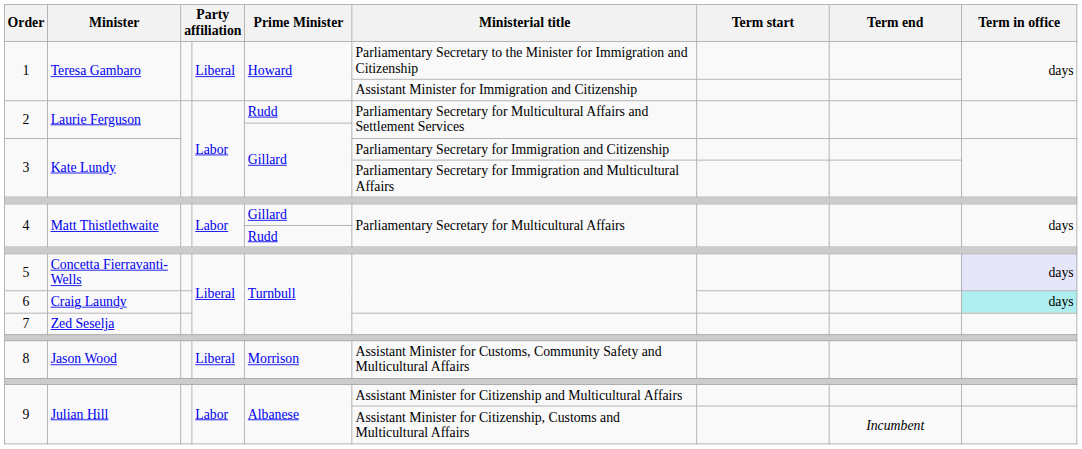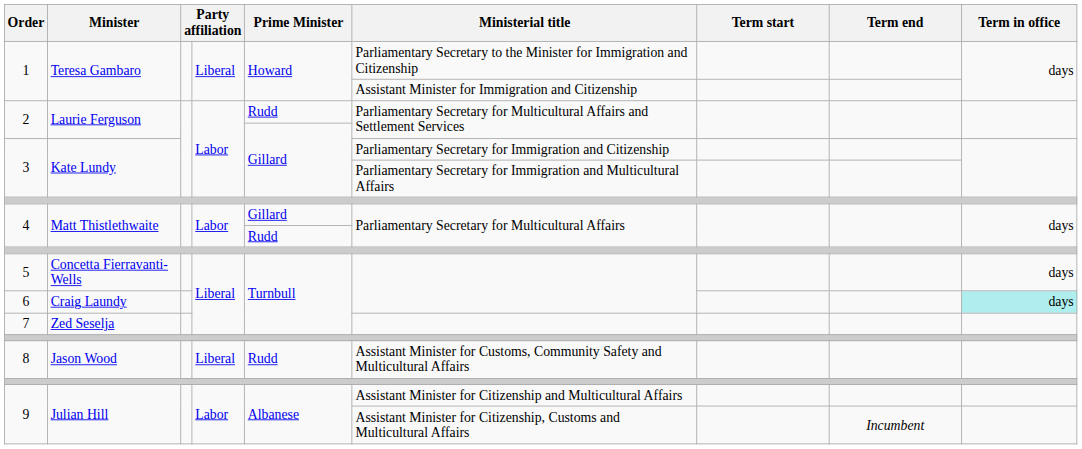(1061, 272) lavender background -> (1061, 272) no background
(273, 359) Morrison -> (263, 359) Rudd
